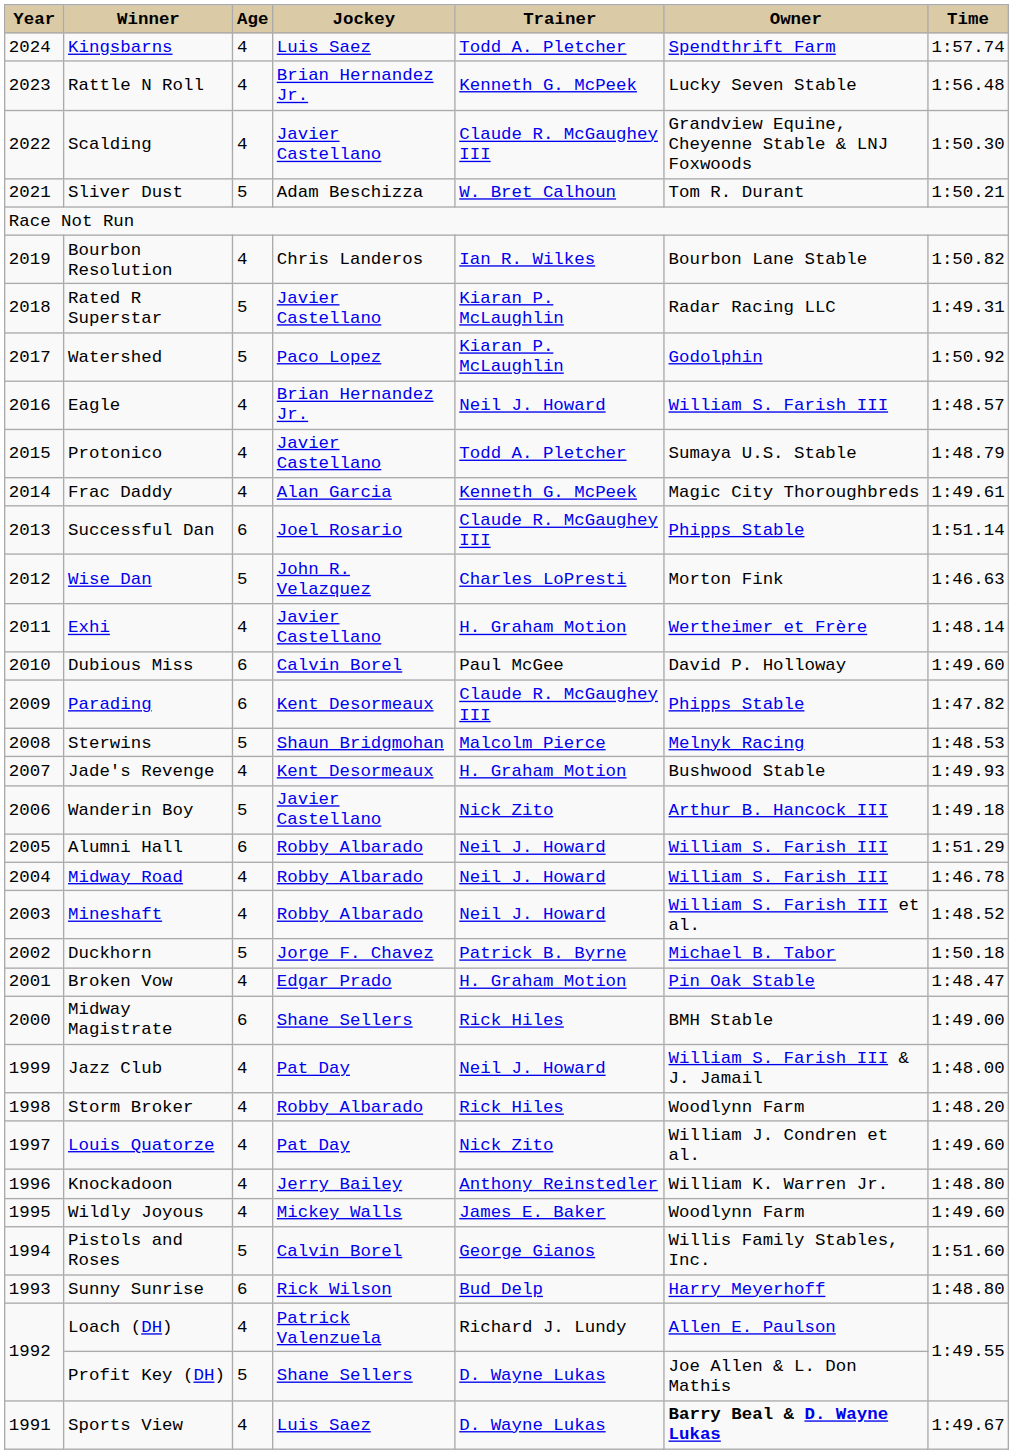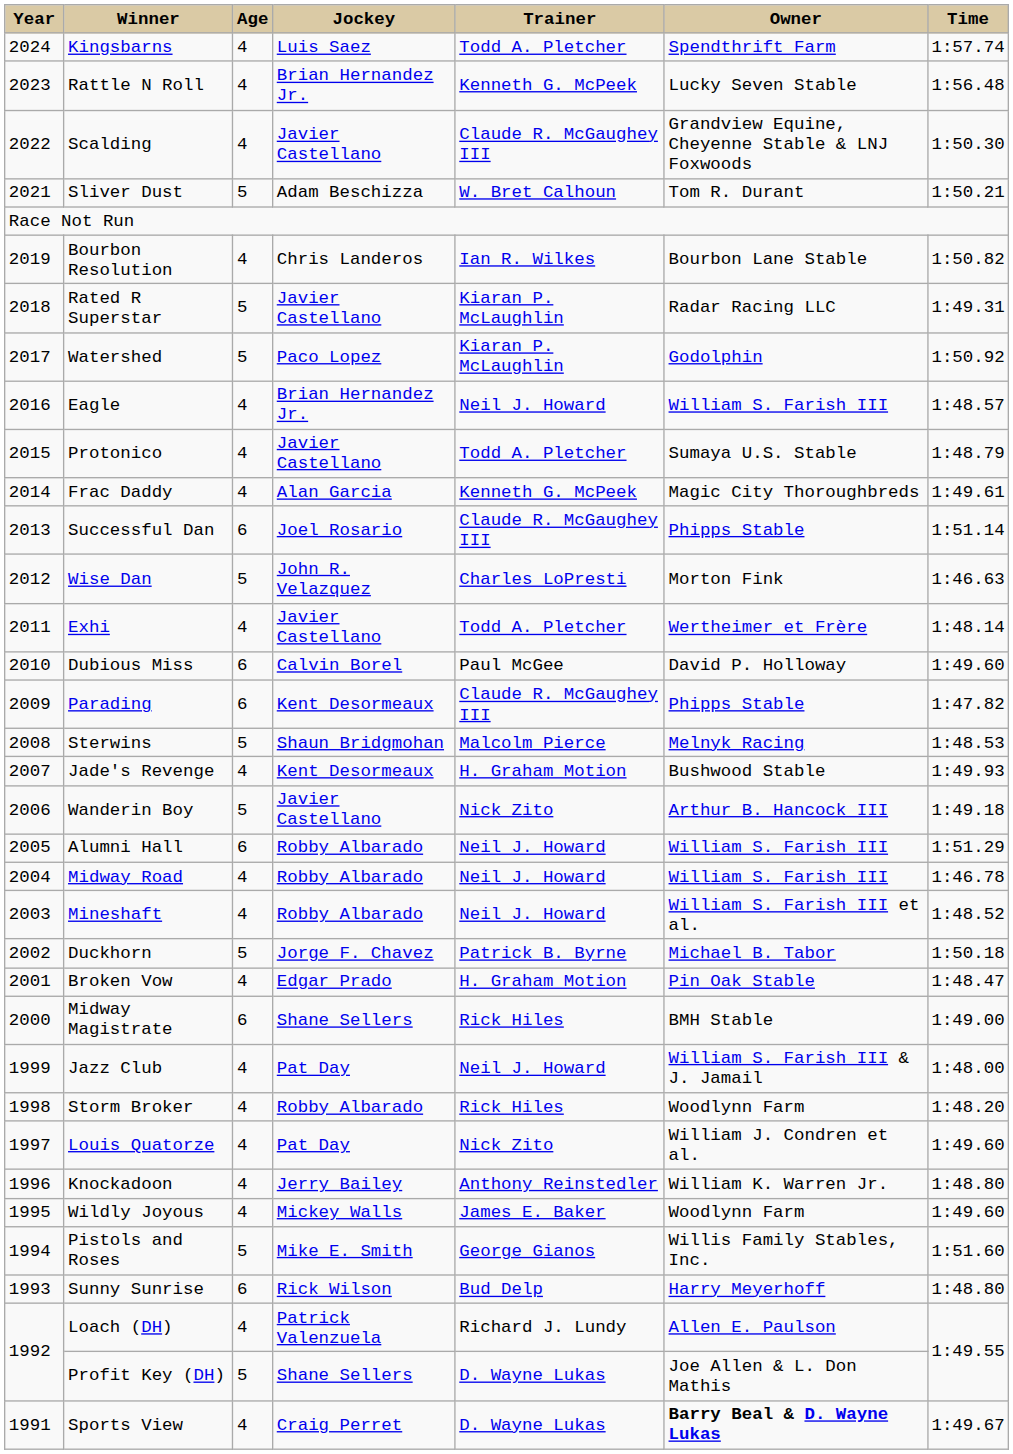(543, 627) H. Graham Motion -> (543, 627) Todd A. Pletcher
(340, 1251) Calvin Borel -> (345, 1251) Mike E. Smith
(324, 1425) Luis Saez -> (340, 1425) Craig Perret
